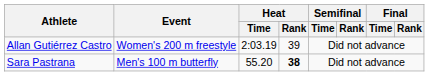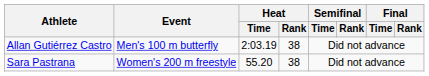(176, 46) Women's 200 m freestyle -> (167, 46) Men's 100 m butterfly
(294, 46) 39 -> (294, 46) 38
(167, 63) Men's 100 m butterfly -> (176, 63) Women's 200 m freestyle
(294, 63) bold -> (294, 63) normal
